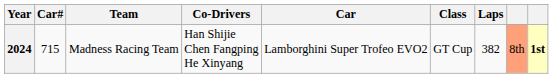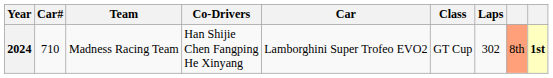(50, 49) 715 -> (50, 49) 710
(491, 49) 382 -> (491, 49) 302
